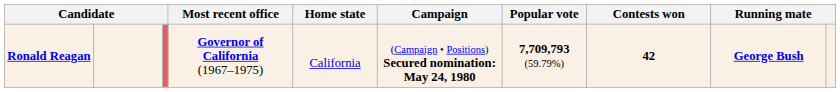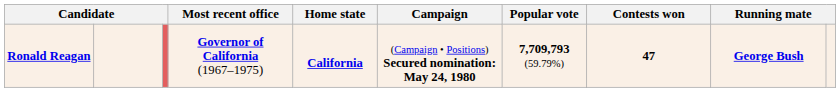(335, 63) normal -> (335, 63) bold
(649, 55) 42 -> (649, 55) 47
